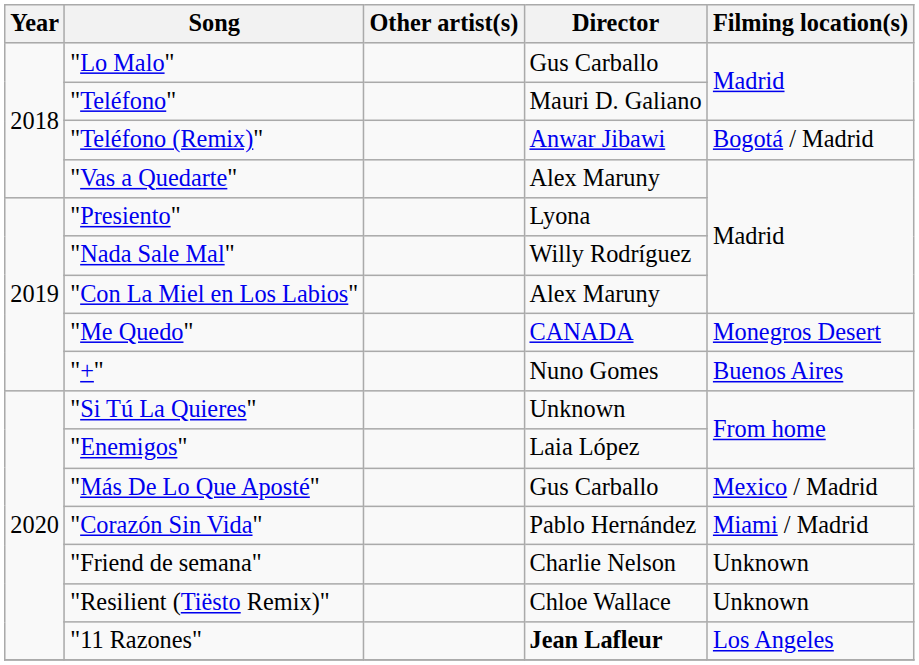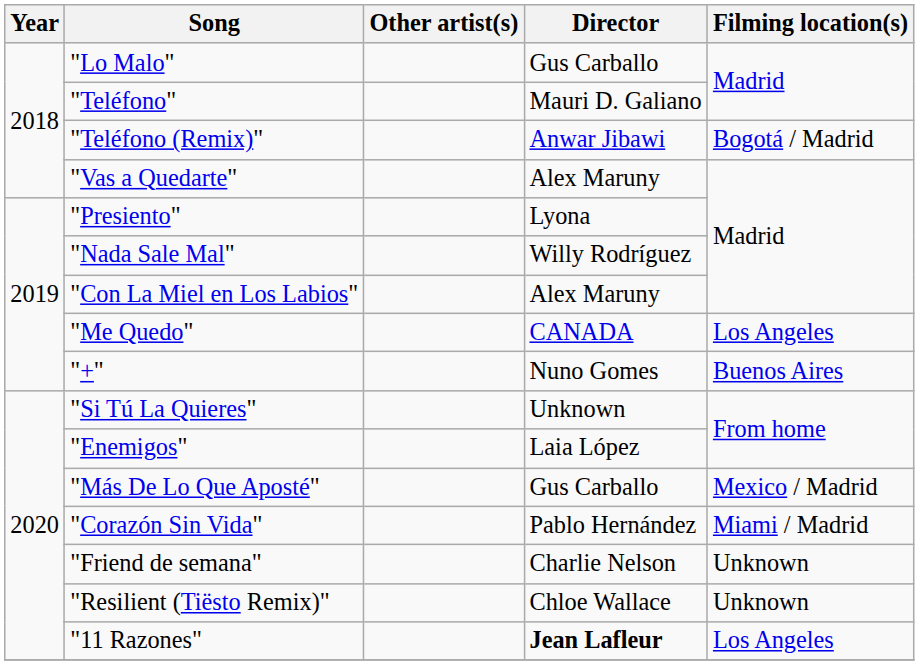(797, 332) Monegros Desert -> (773, 332) Los Angeles
